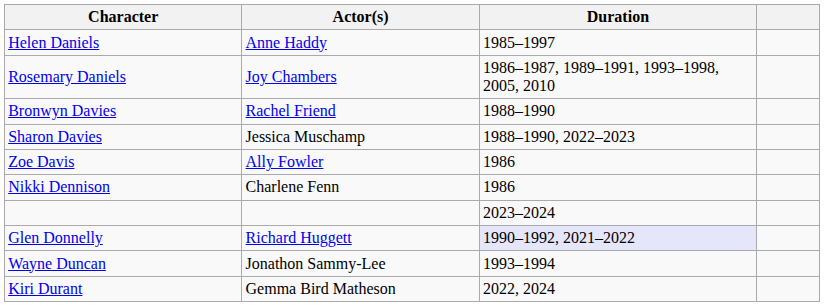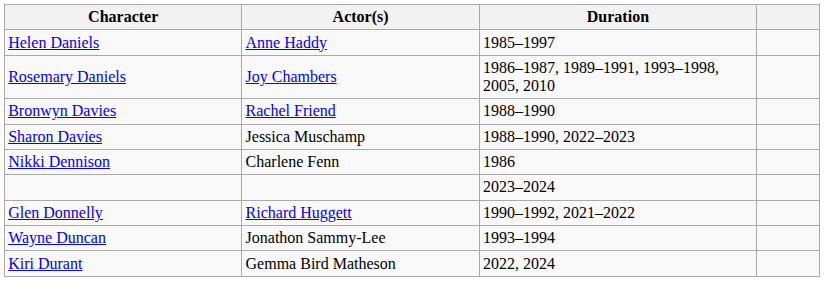- row: (41, 162)
(559, 238) lavender background -> (559, 212) no background
